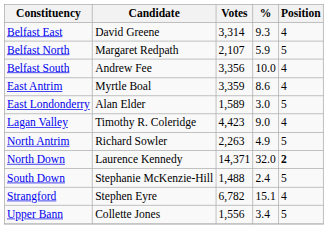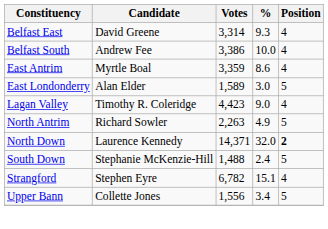- row: (38, 50)
(231, 68) 3,356 -> (231, 50) 3,386
